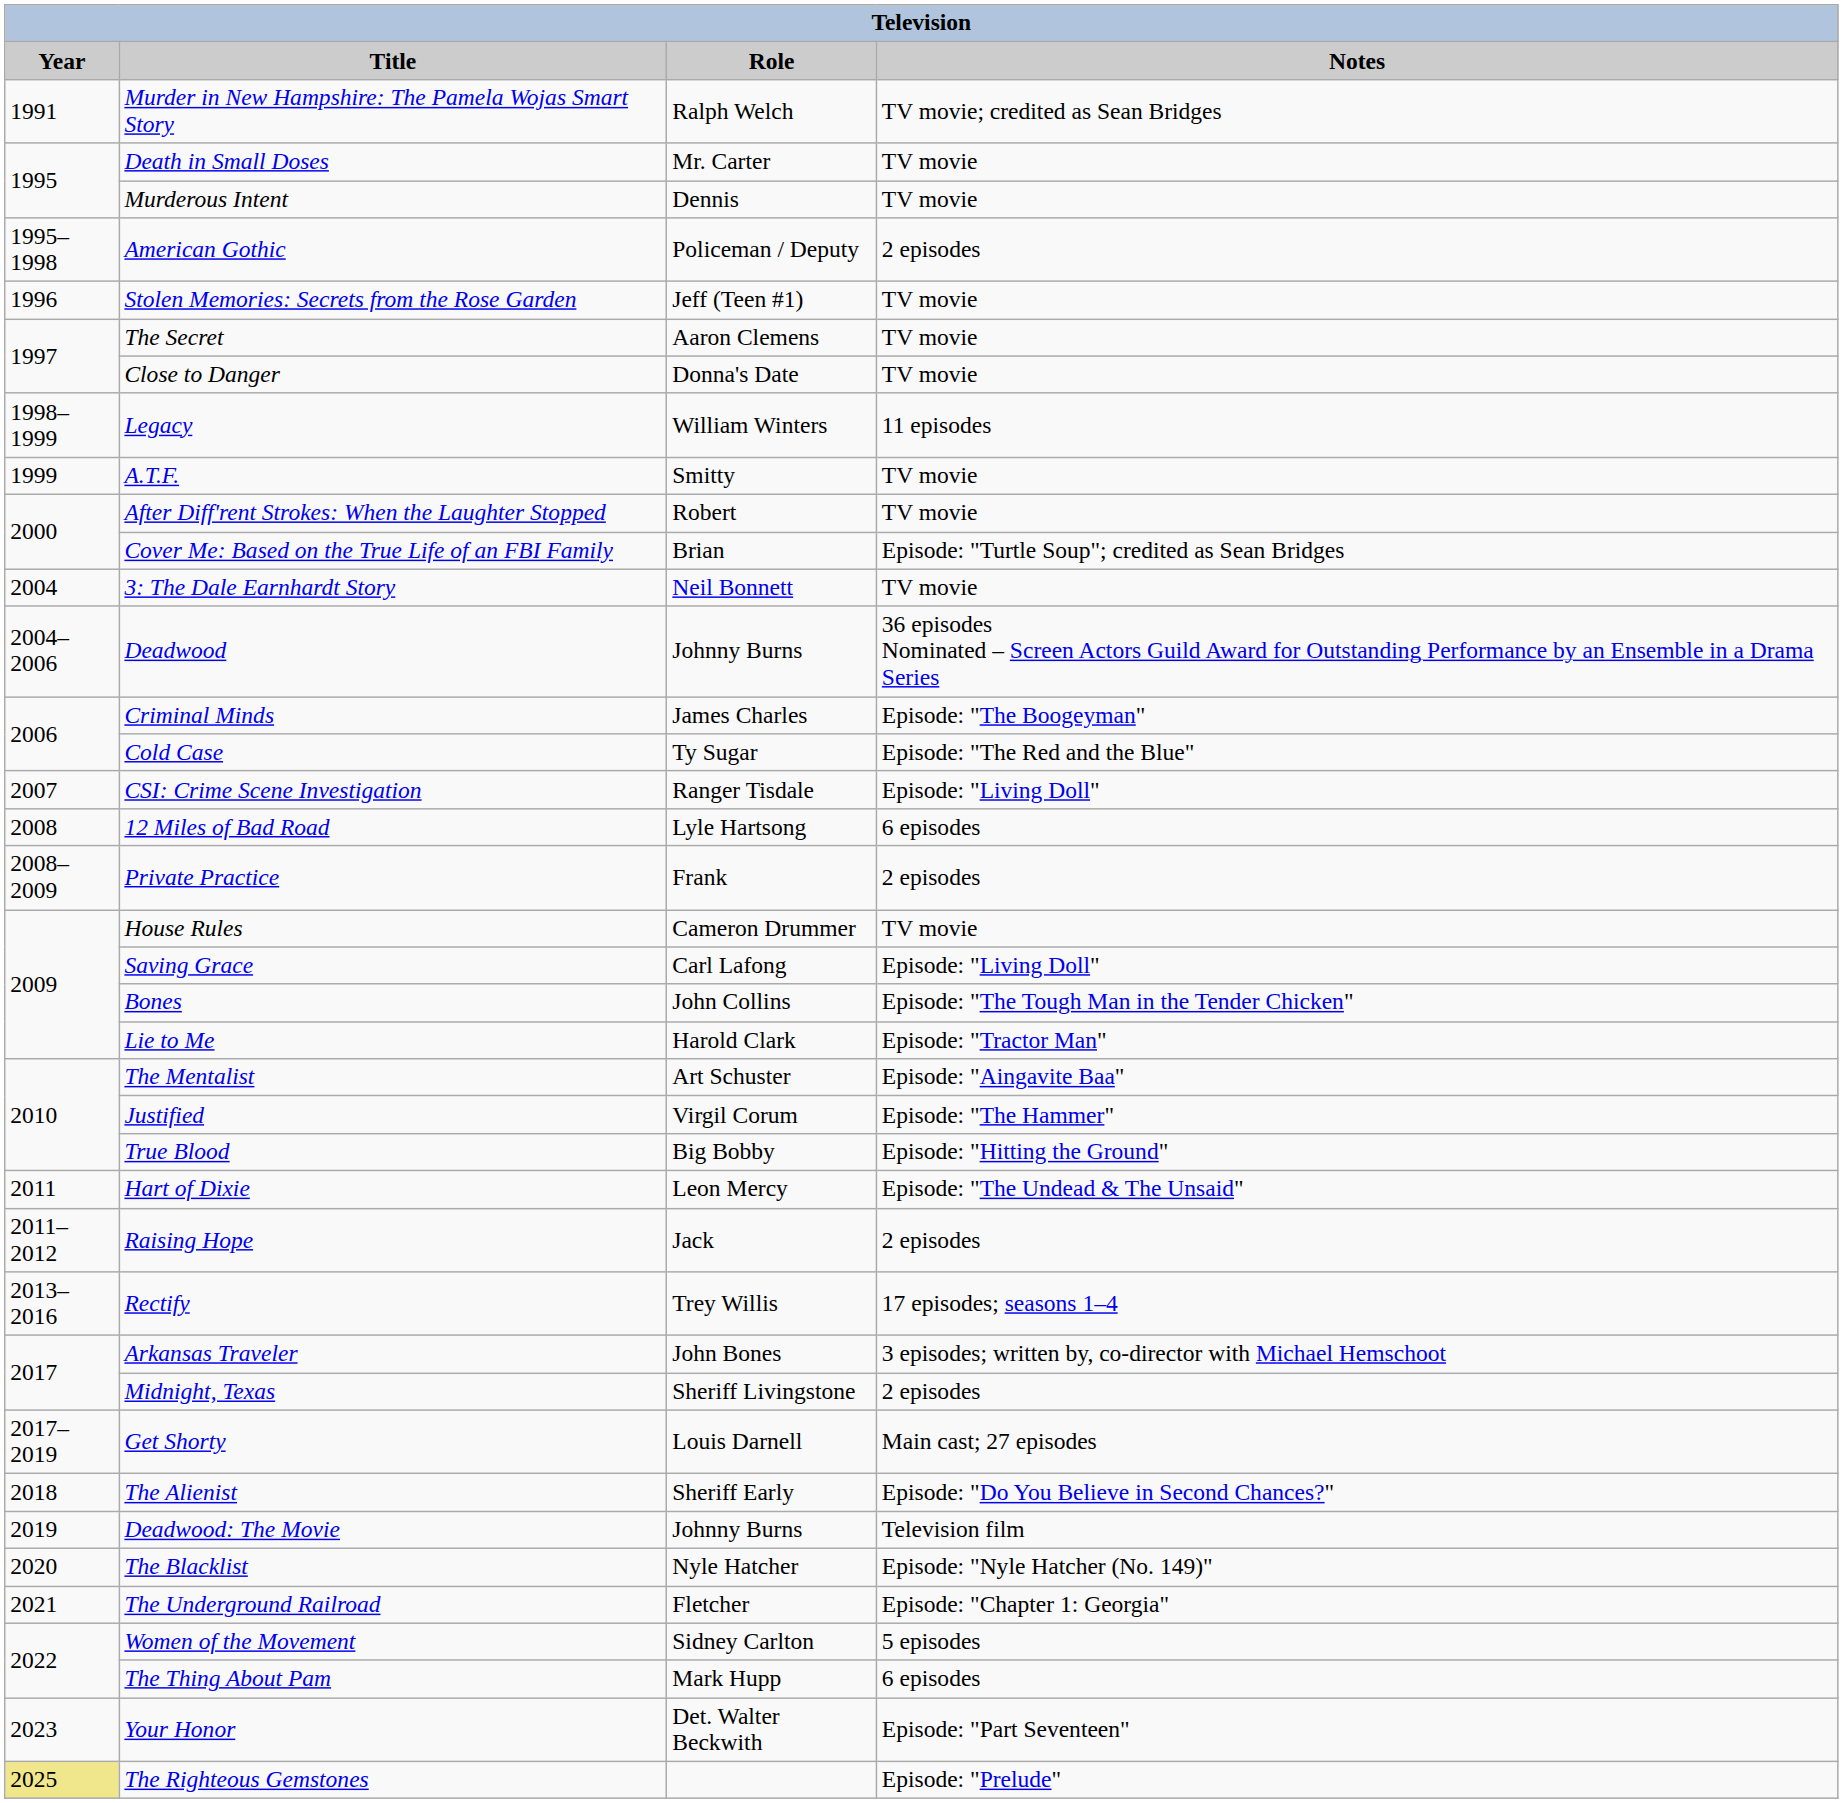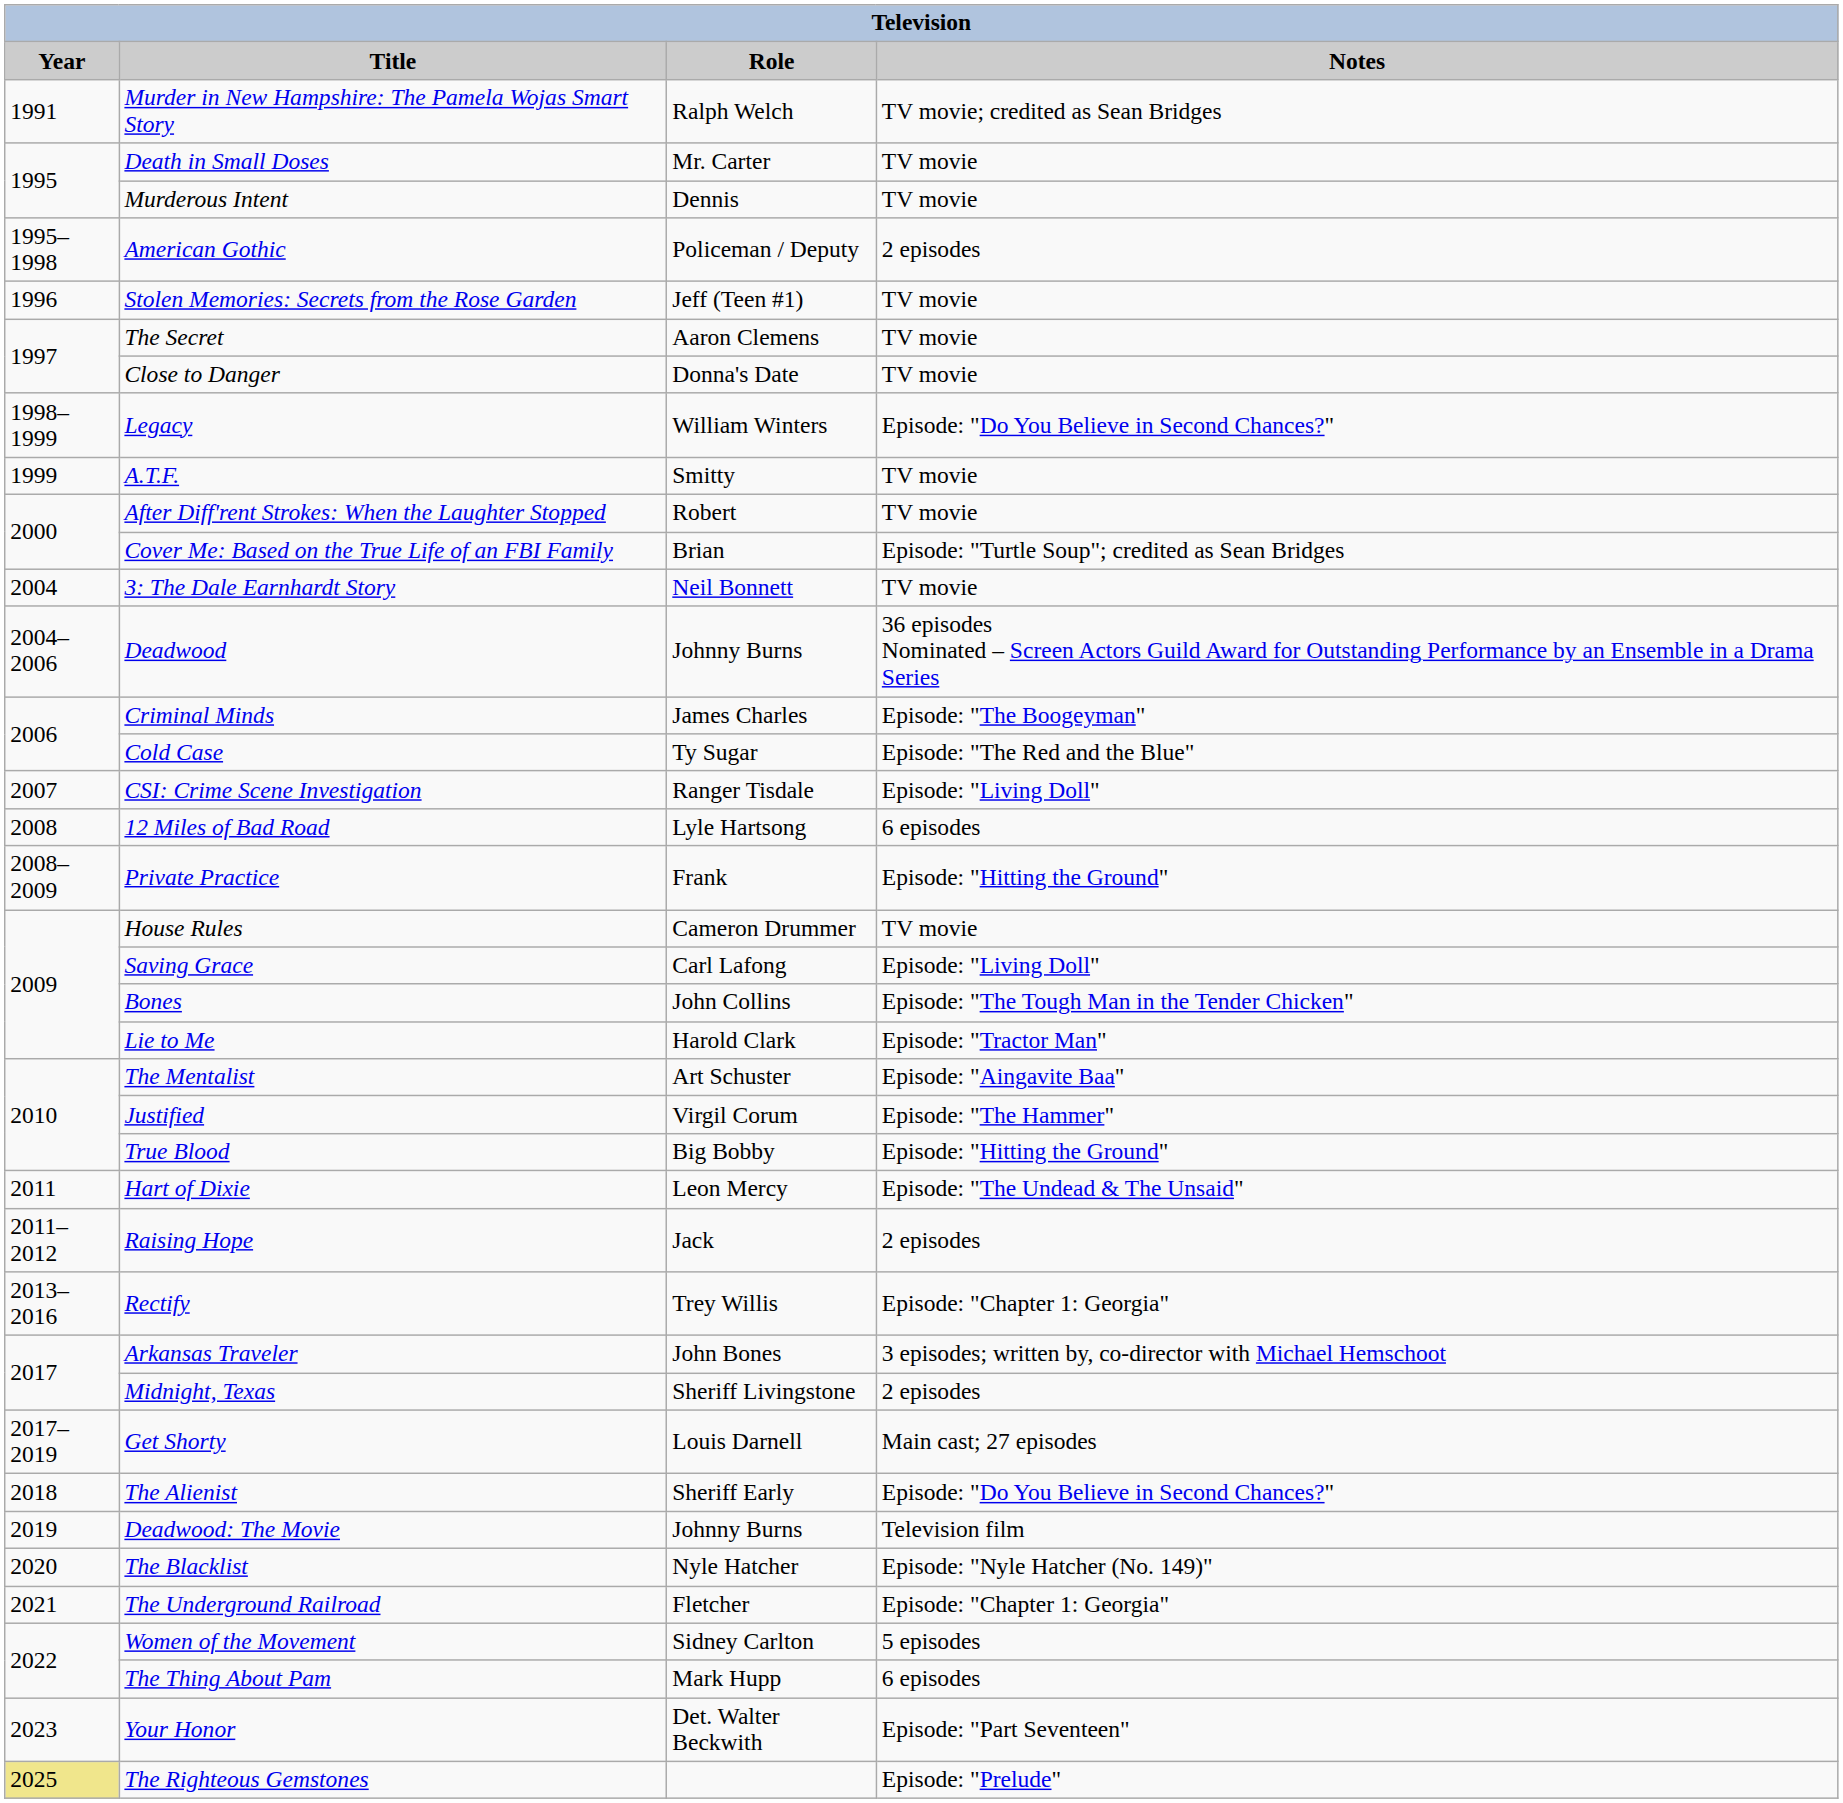(937, 425) 11 episodes -> (1108, 425) Episode: "Do You Believe in Second Chances?"
(931, 877) 2 episodes -> (1025, 877) Episode: "Hitting the Ground"
(1000, 1303) 17 episodes; seasons 1–4 -> (1025, 1303) Episode: "Chapter 1: Georgia"
